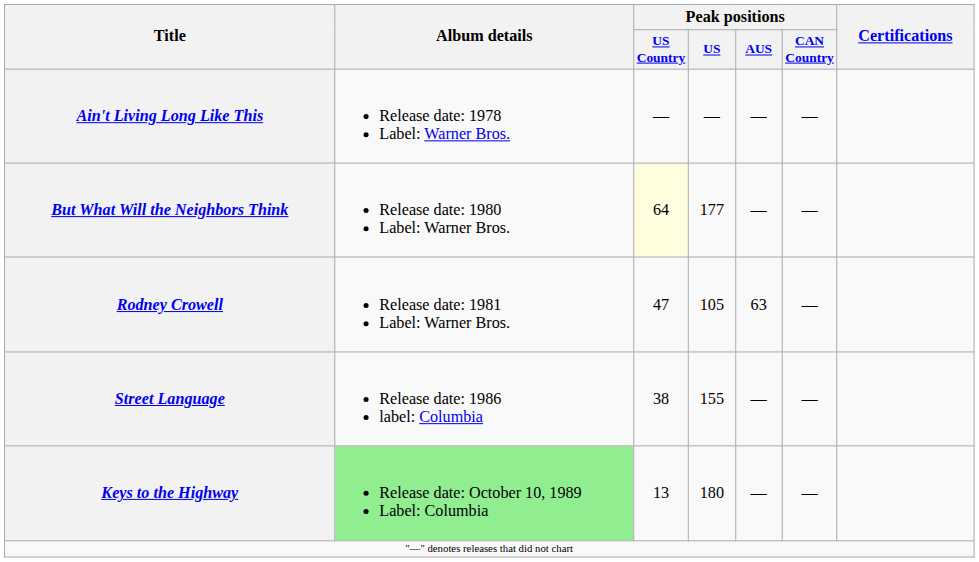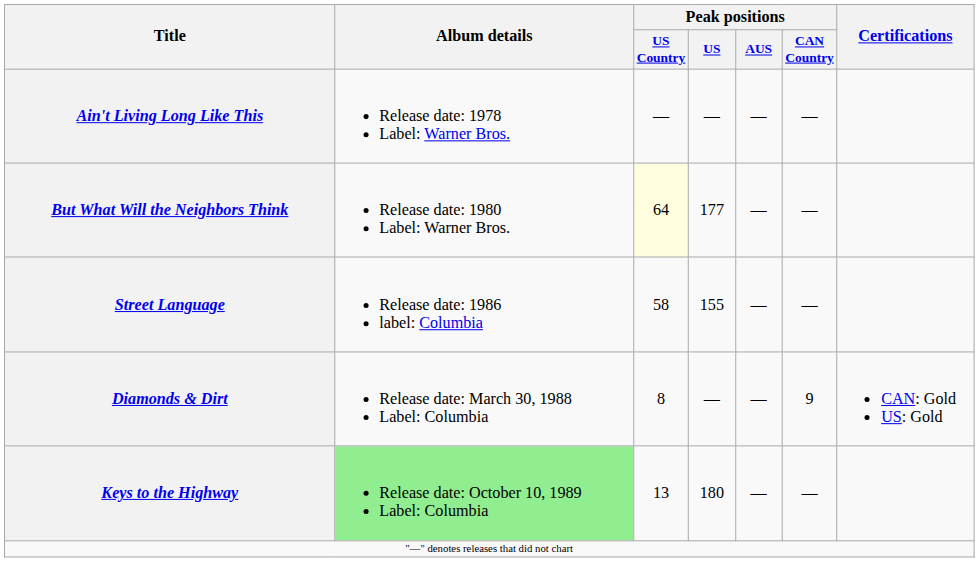- row: (170, 304)
(661, 398) 38 -> (661, 304) 58
+ row: (170, 398)
